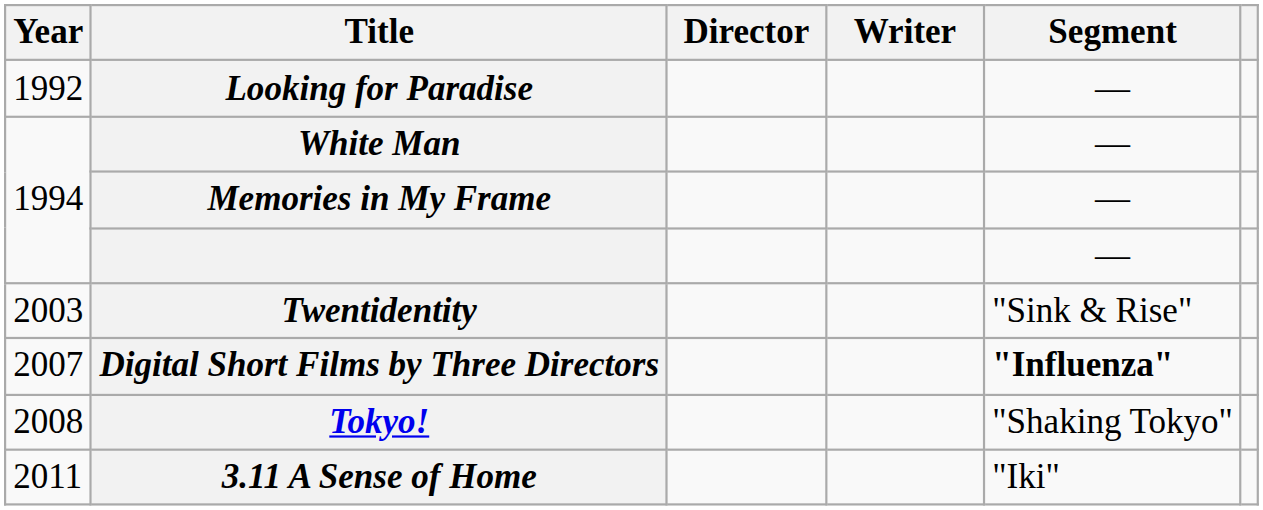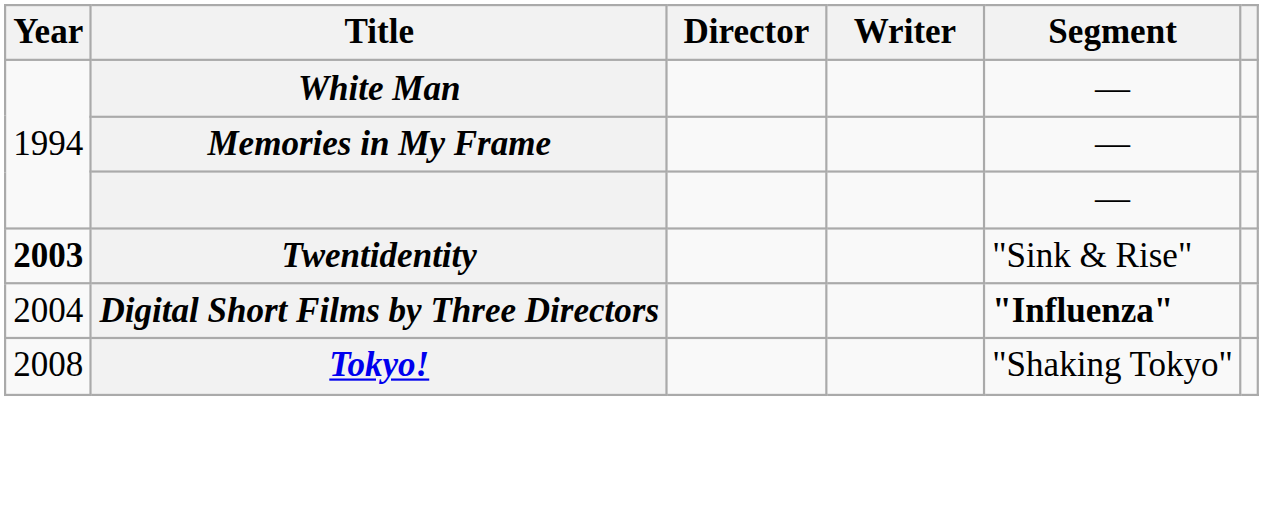- row: (379, 87)
(48, 310) normal -> (48, 254) bold
(48, 365) 2007 -> (48, 310) 2004
- row: (379, 476)
